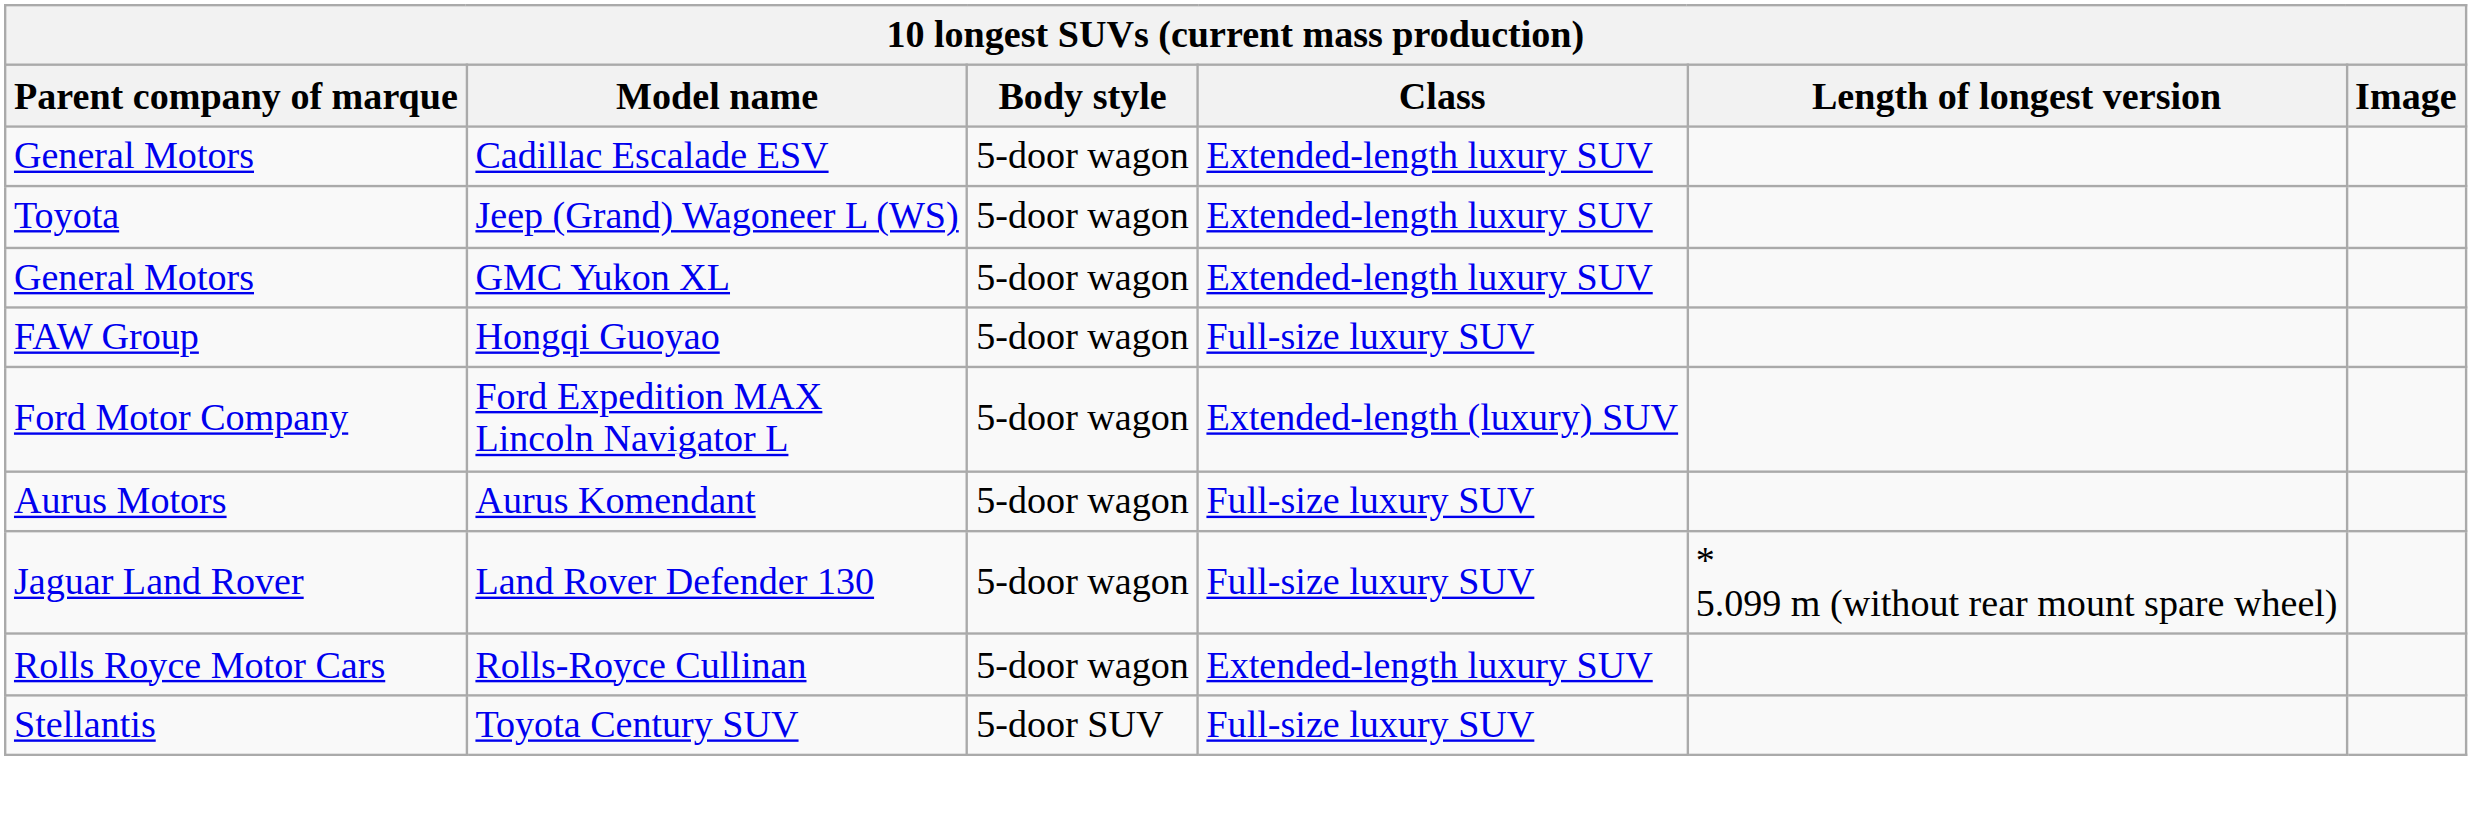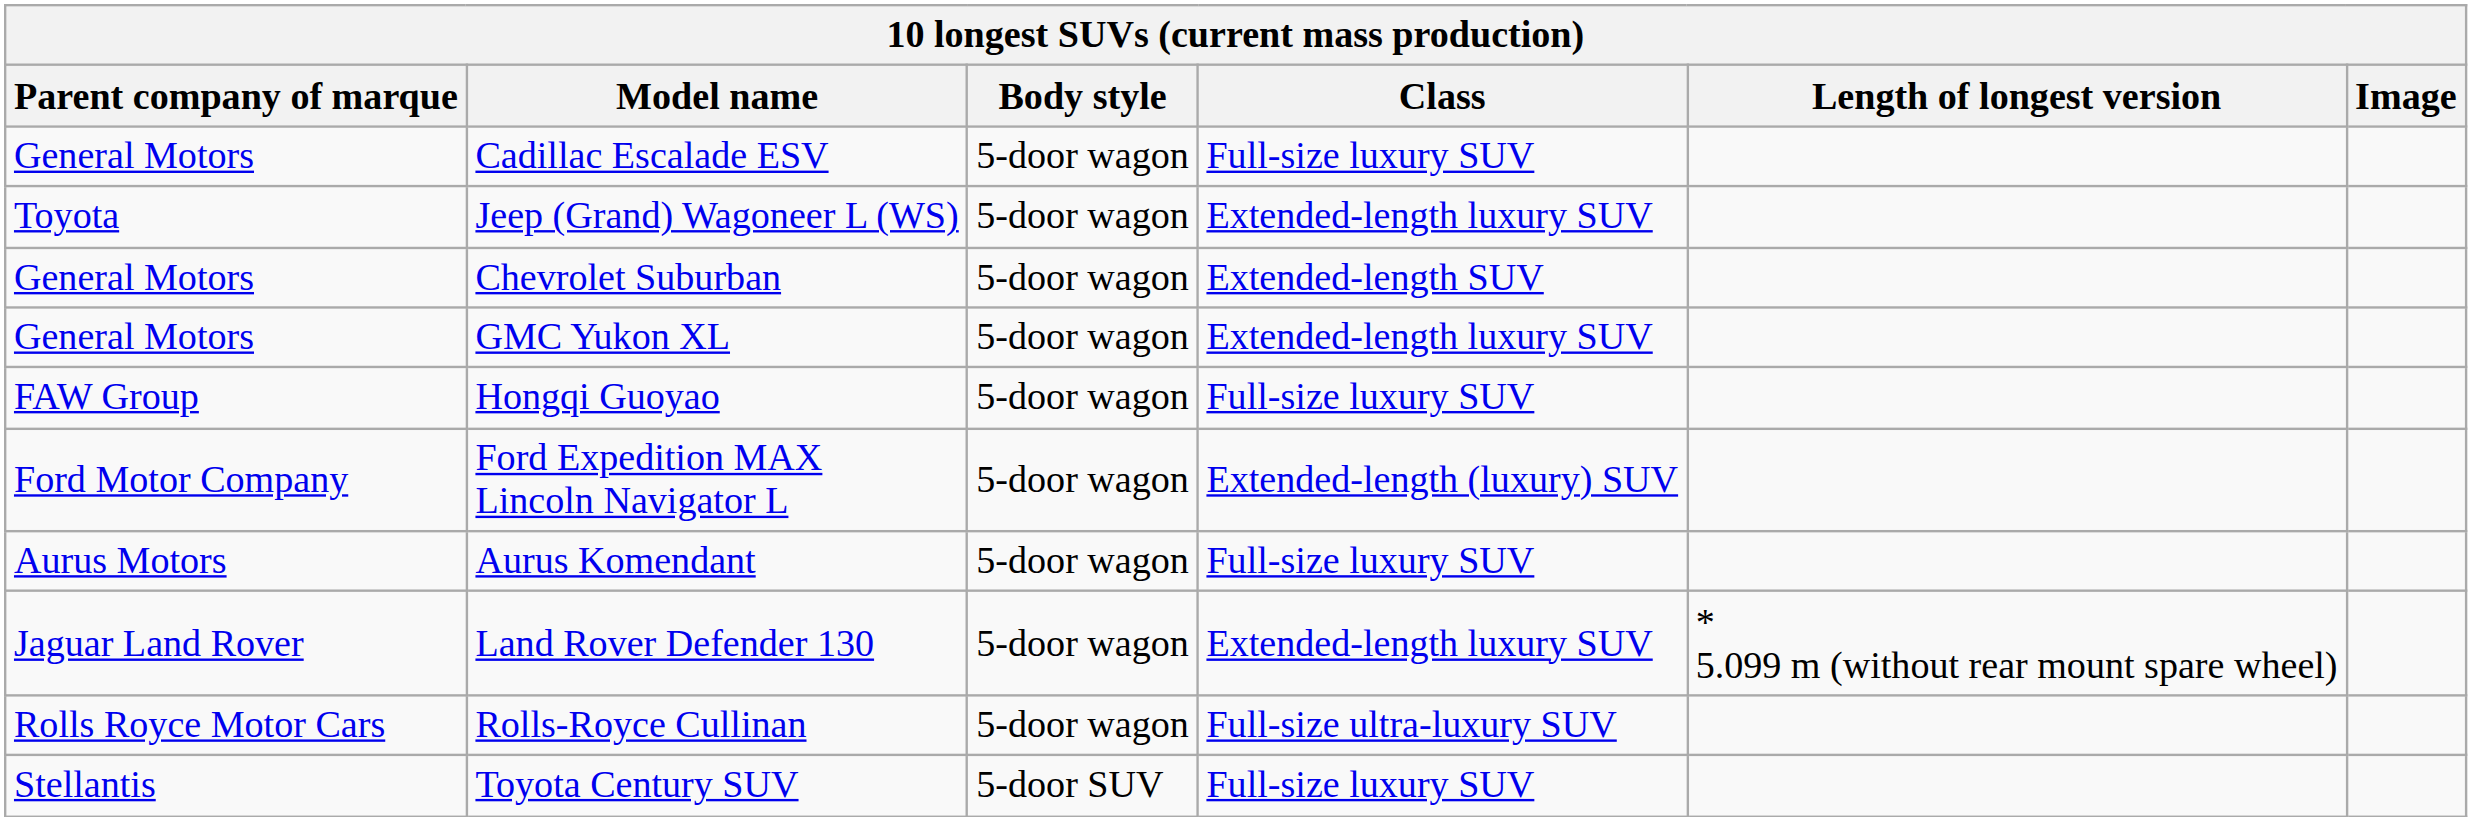(1430, 155) Extended-length luxury SUV -> (1370, 155) Full-size luxury SUV
+ row: (628, 276)
(1370, 582) Full-size luxury SUV -> (1430, 642) Extended-length luxury SUV
(1430, 663) Extended-length luxury SUV -> (1412, 724) Full-size ultra-luxury SUV
